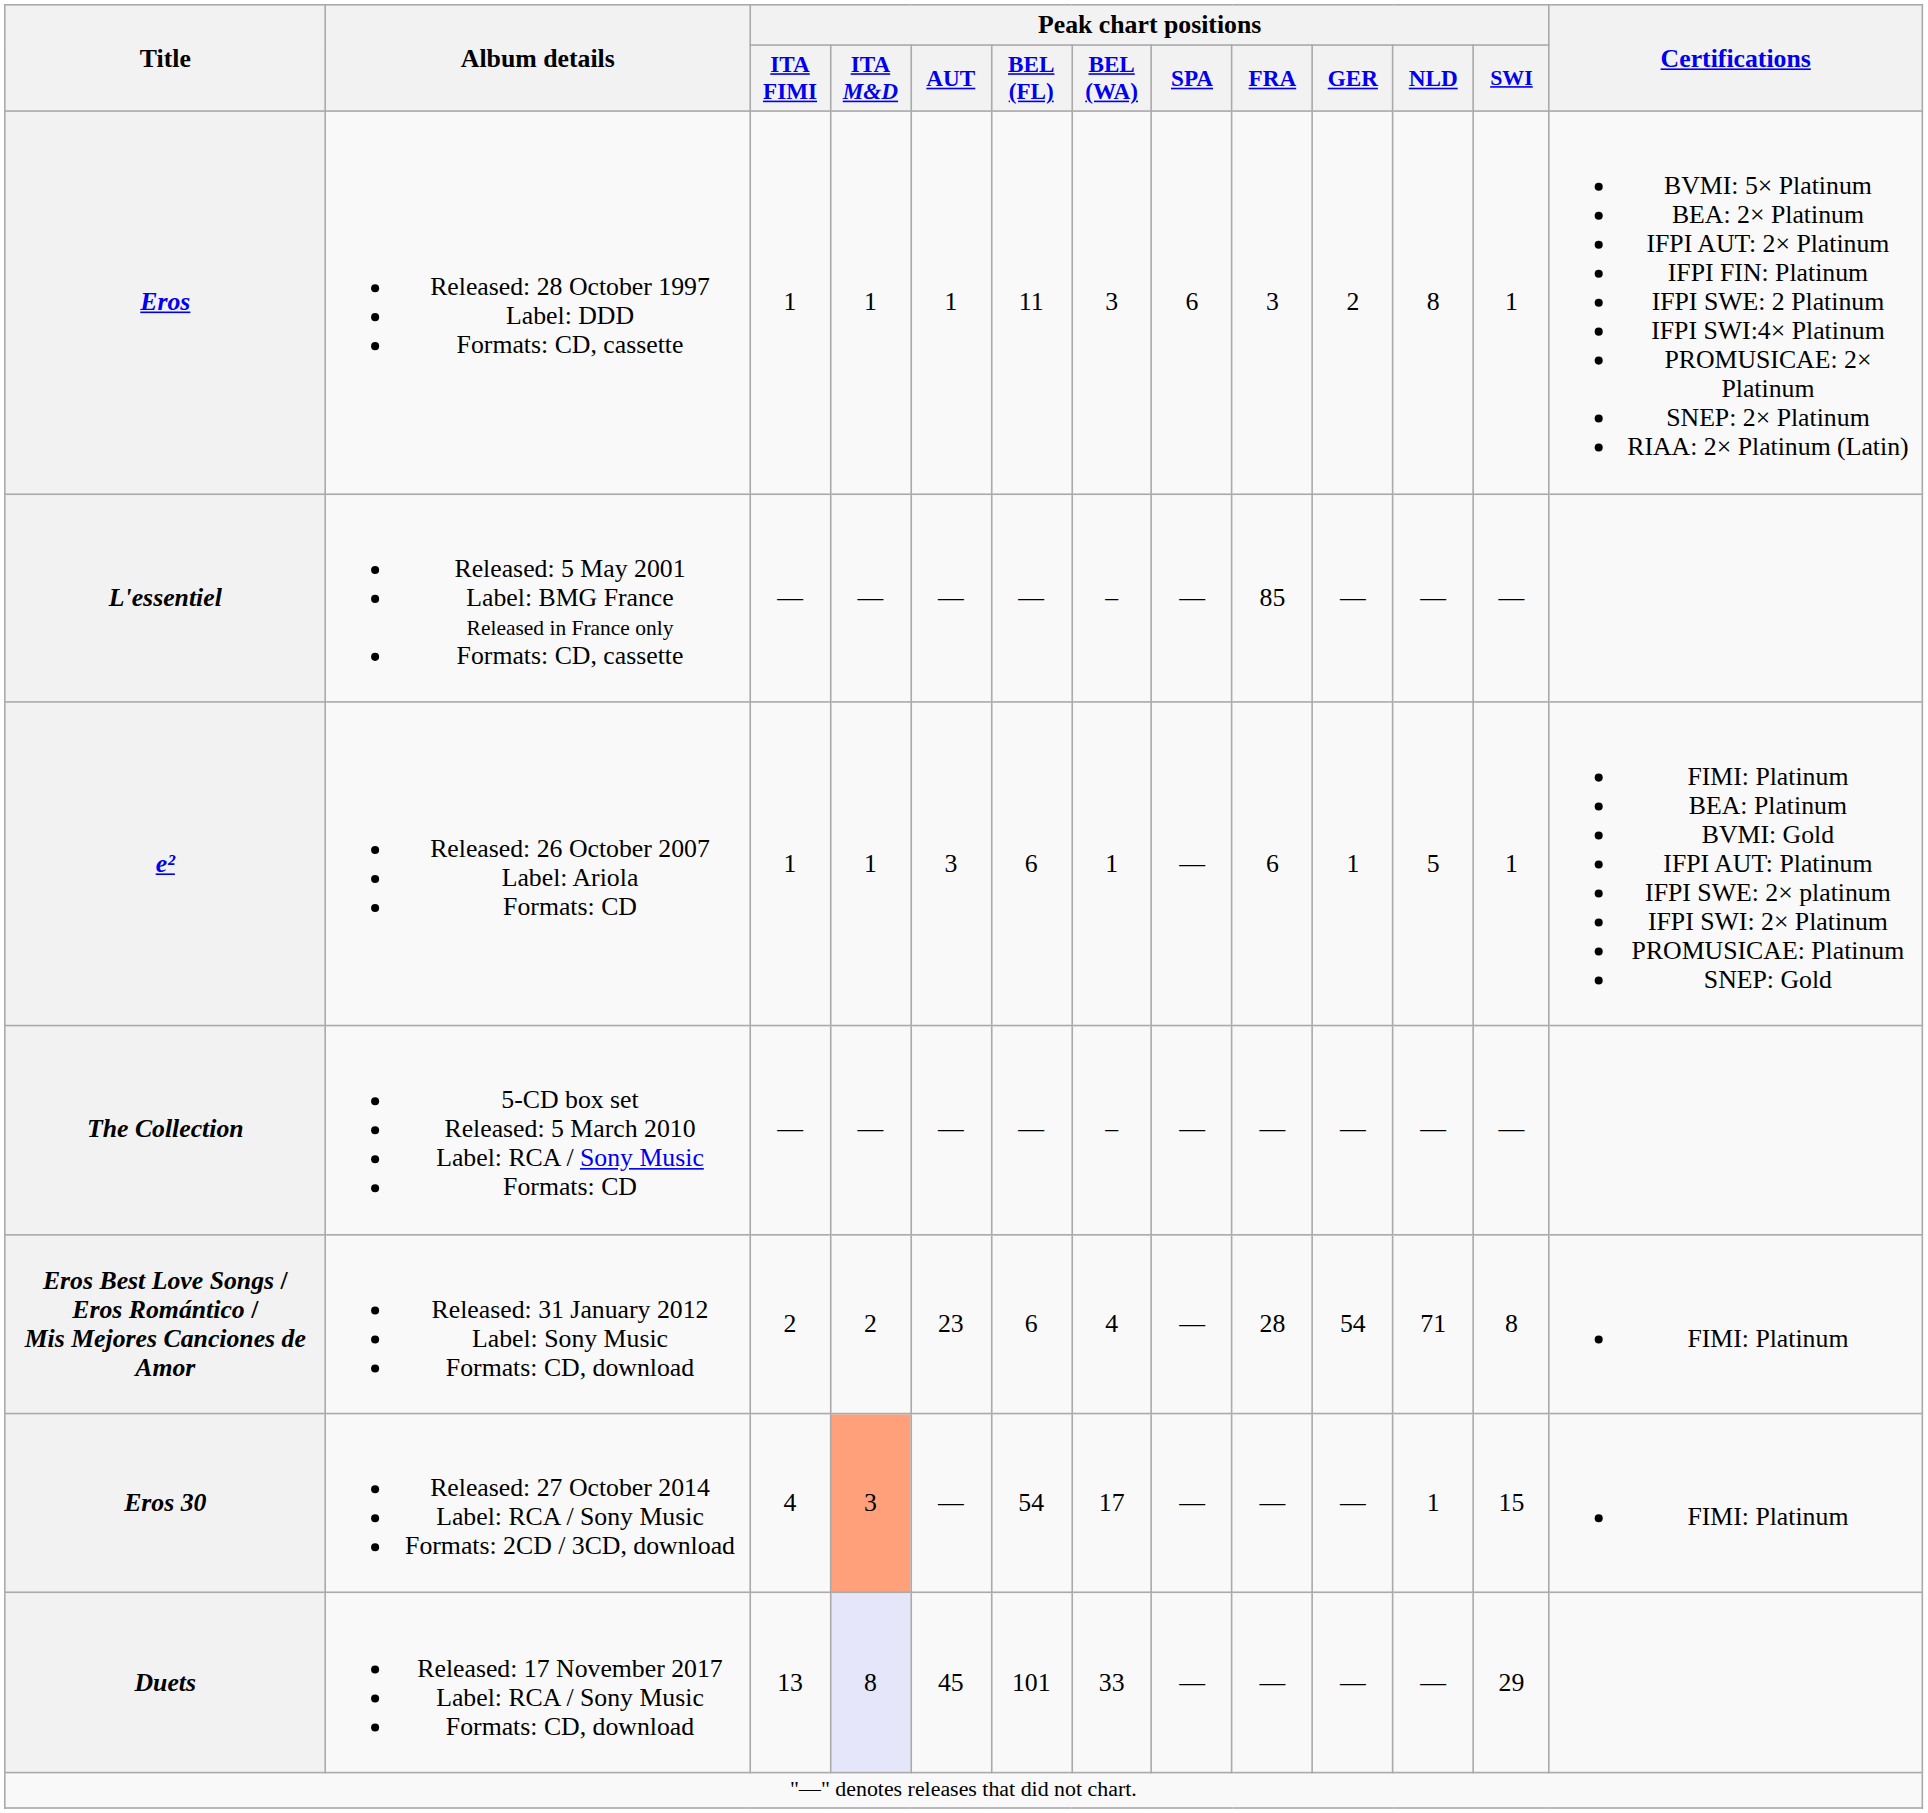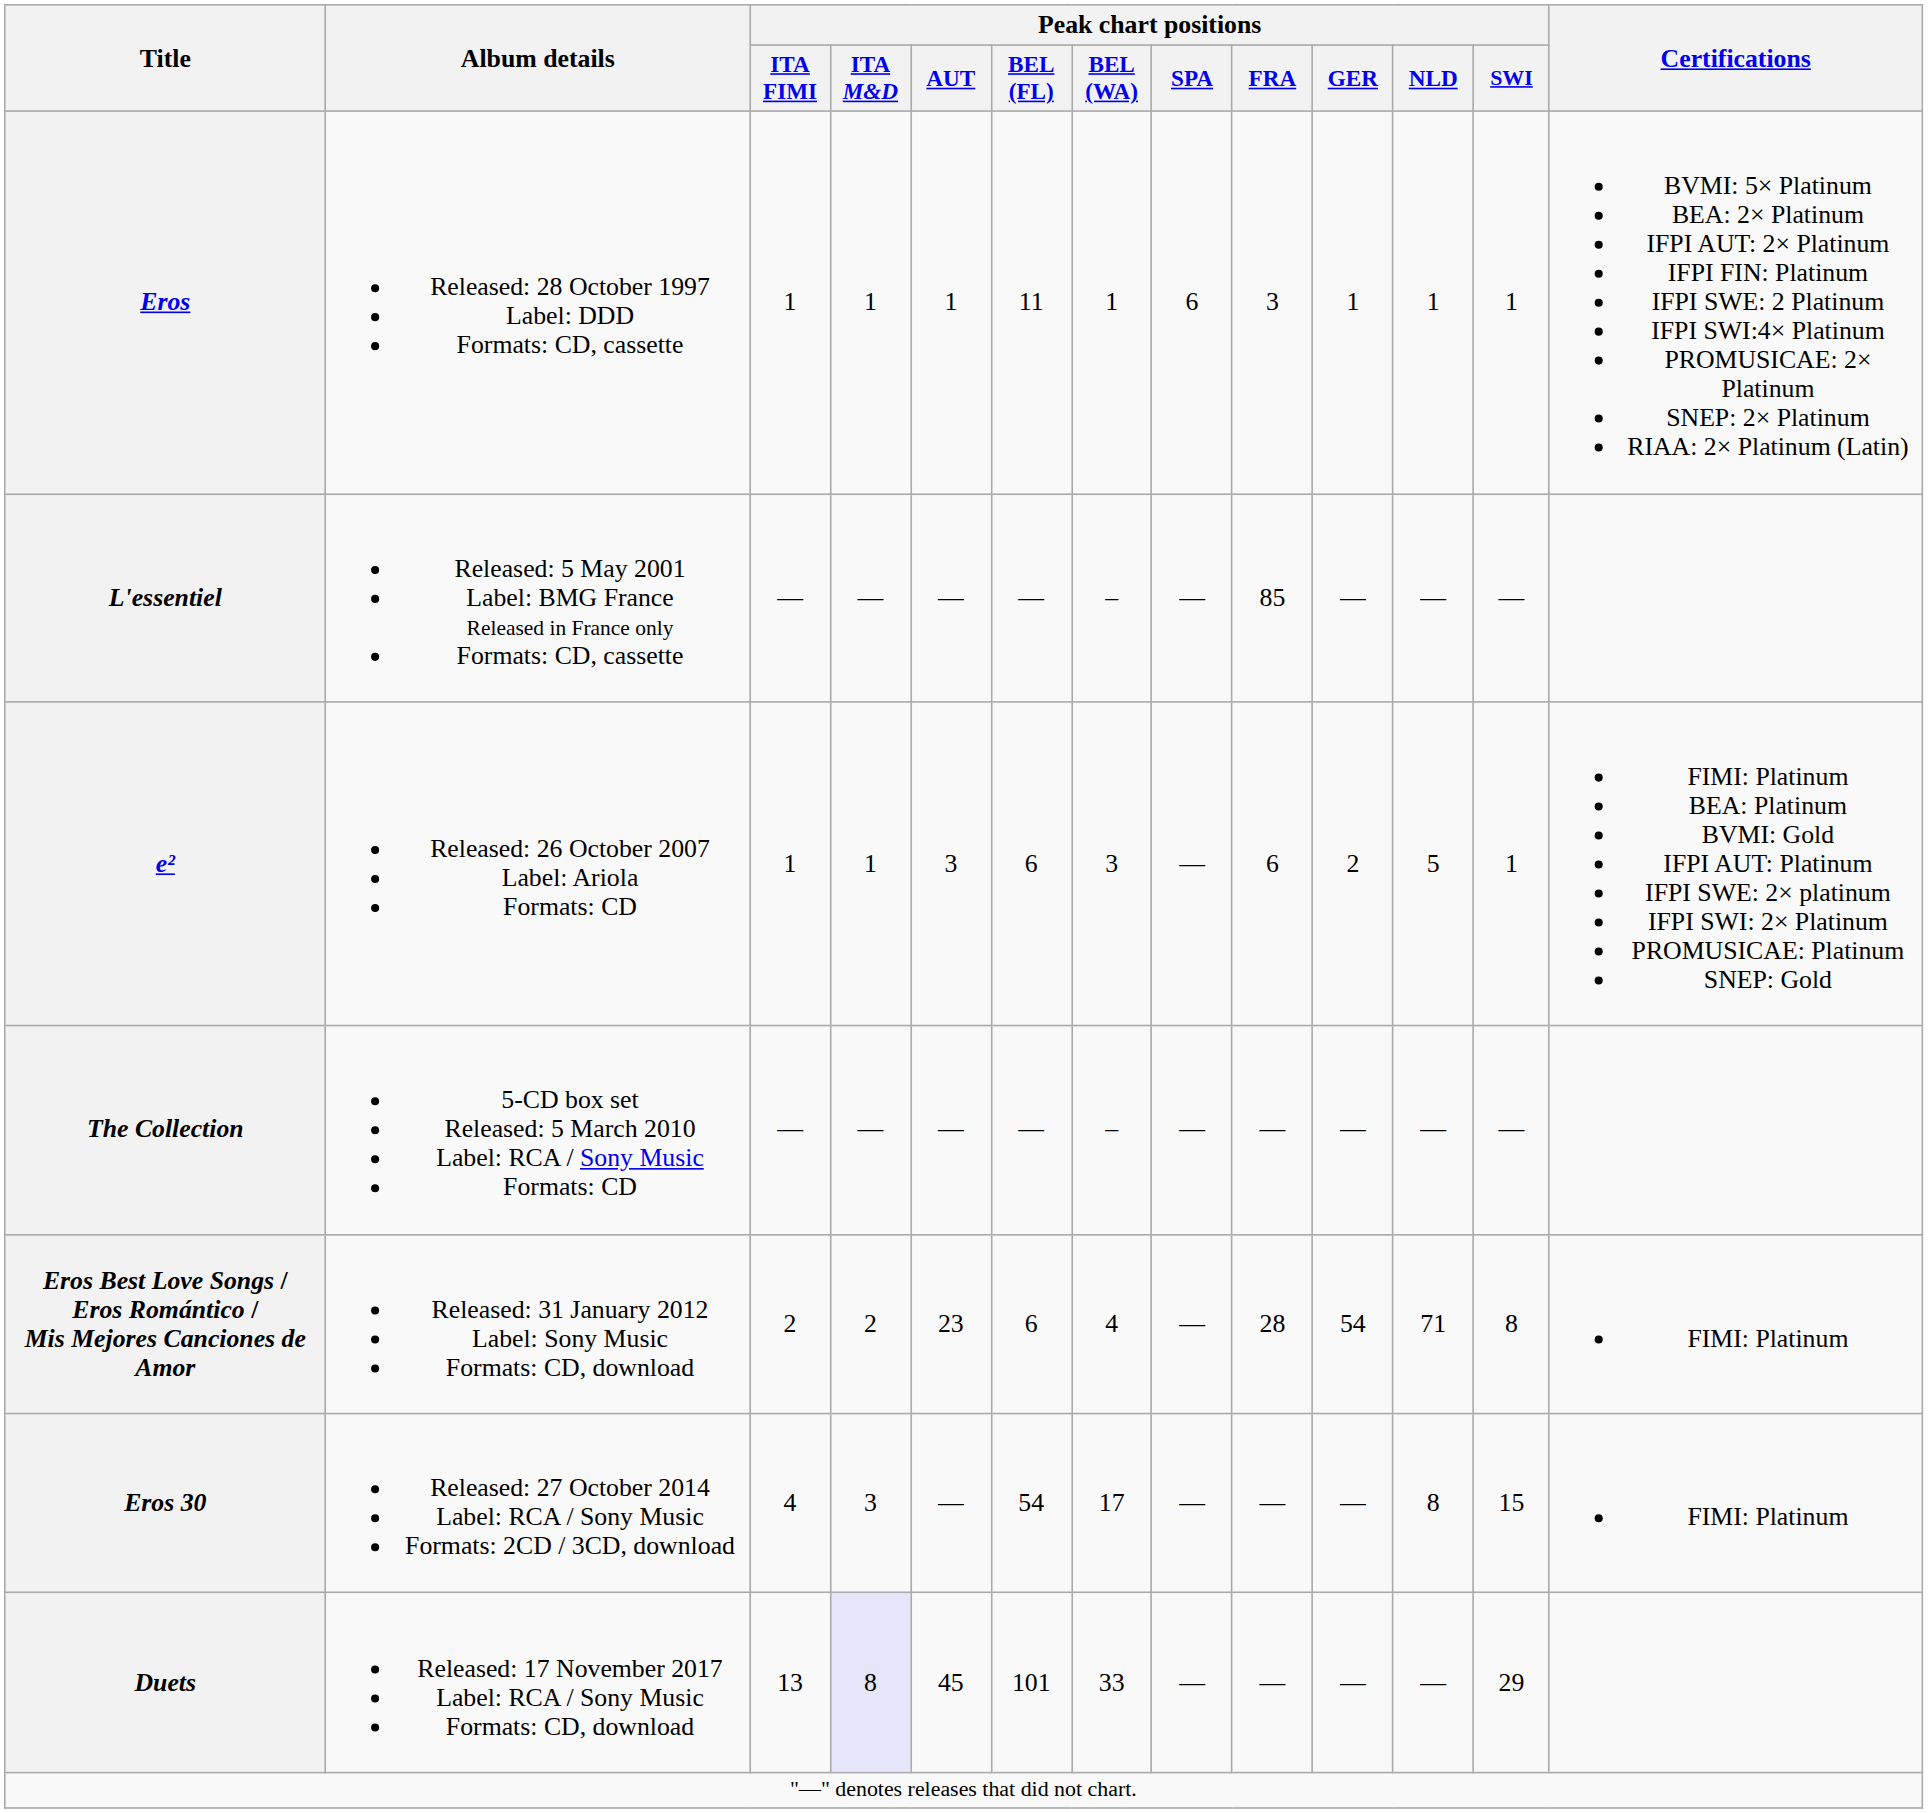(1112, 302) 3 -> (1112, 302) 1
(1353, 302) 2 -> (1353, 302) 1
(1433, 302) 8 -> (1433, 302) 1
(1112, 863) 1 -> (1112, 863) 3
(1353, 863) 1 -> (1353, 863) 2
(870, 1502) lightsalmon background -> (870, 1502) no background
(1433, 1502) 1 -> (1433, 1502) 8
